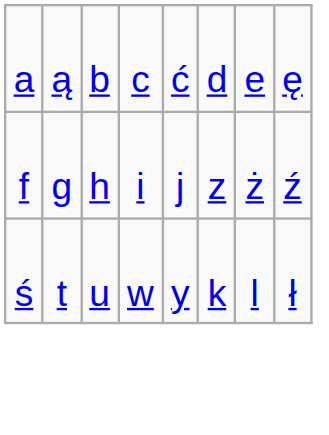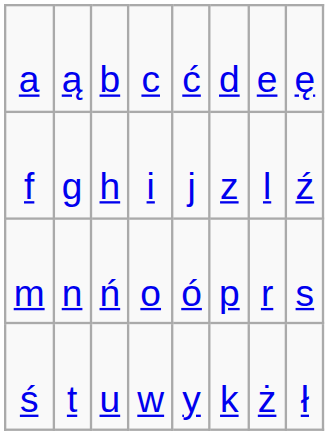(255, 186) ż -> (267, 186) l
+ row: (29, 293)
(255, 293) l -> (267, 399) ż
